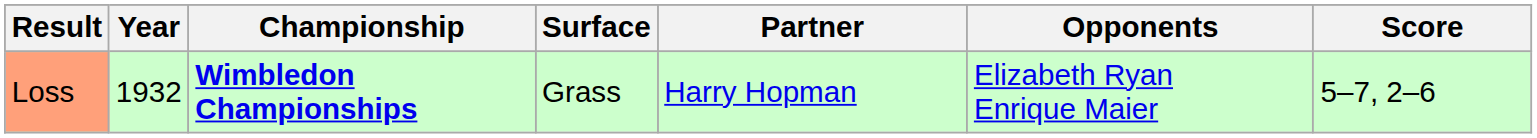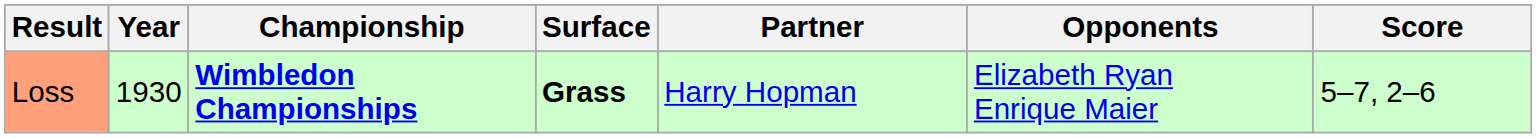(149, 91) 1932 -> (149, 91) 1930
(581, 91) normal -> (584, 91) bold
